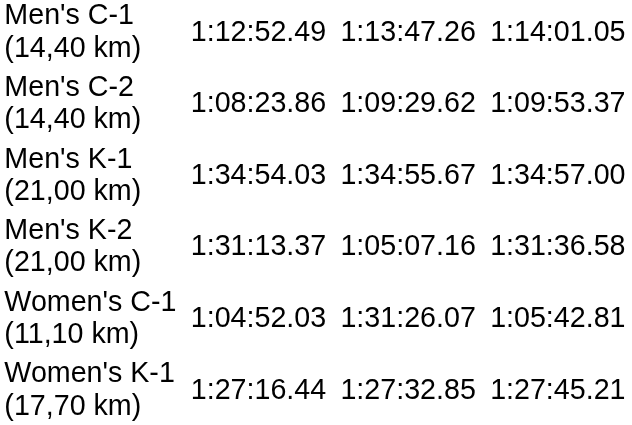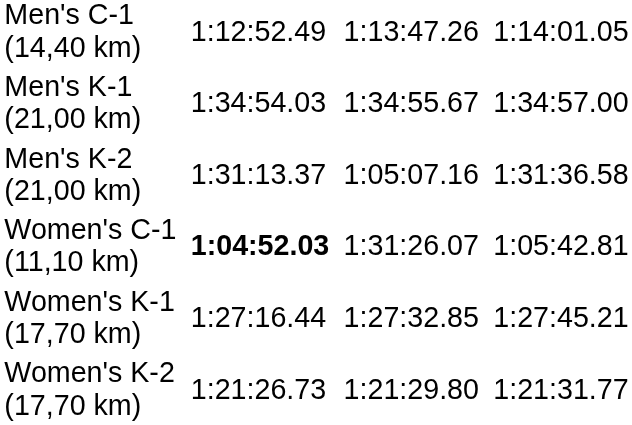- row: (73, 102)
(258, 317) normal -> (260, 245) bold
+ row: (90, 389)
